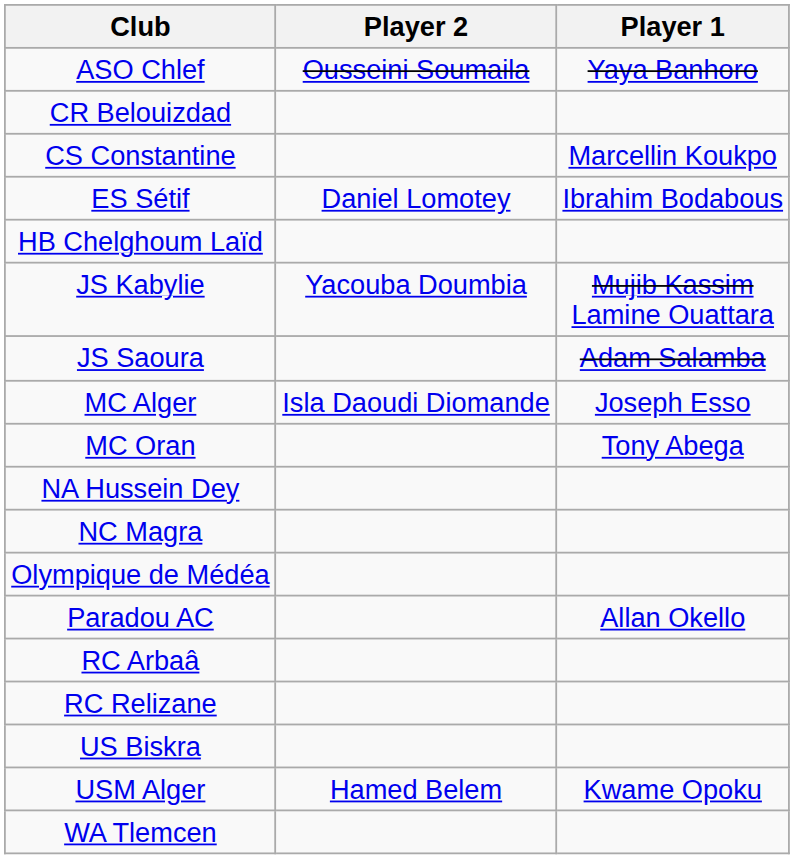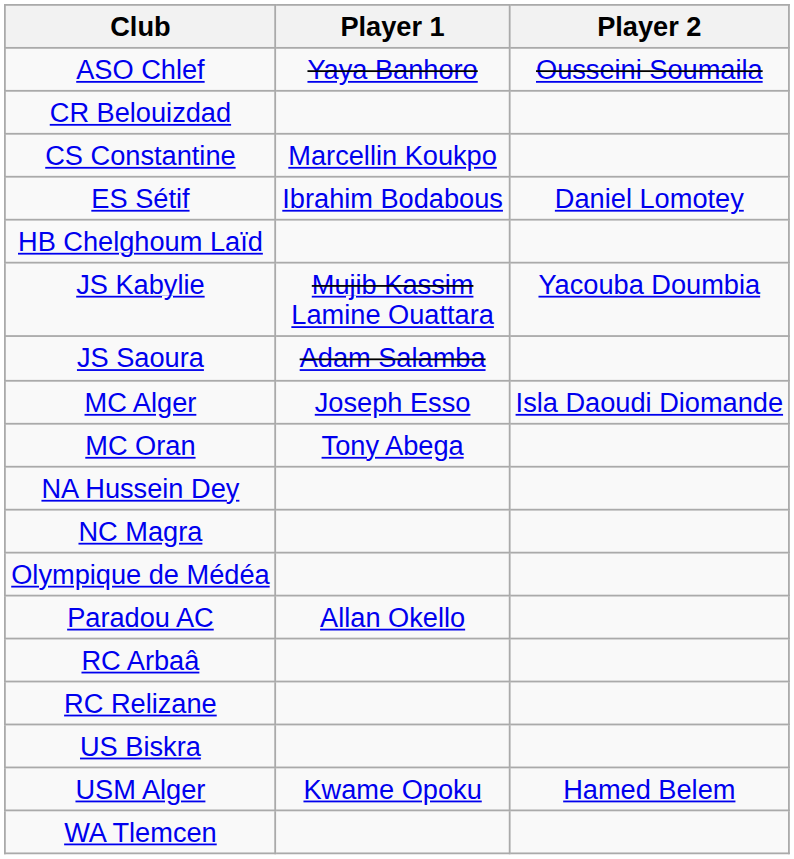columns swapped: (673, 27) <-> (416, 27)
